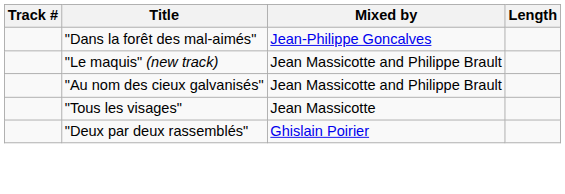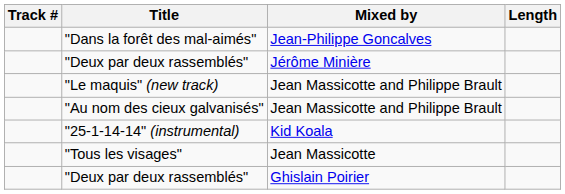+ row: (156, 62)
+ row: (152, 131)
